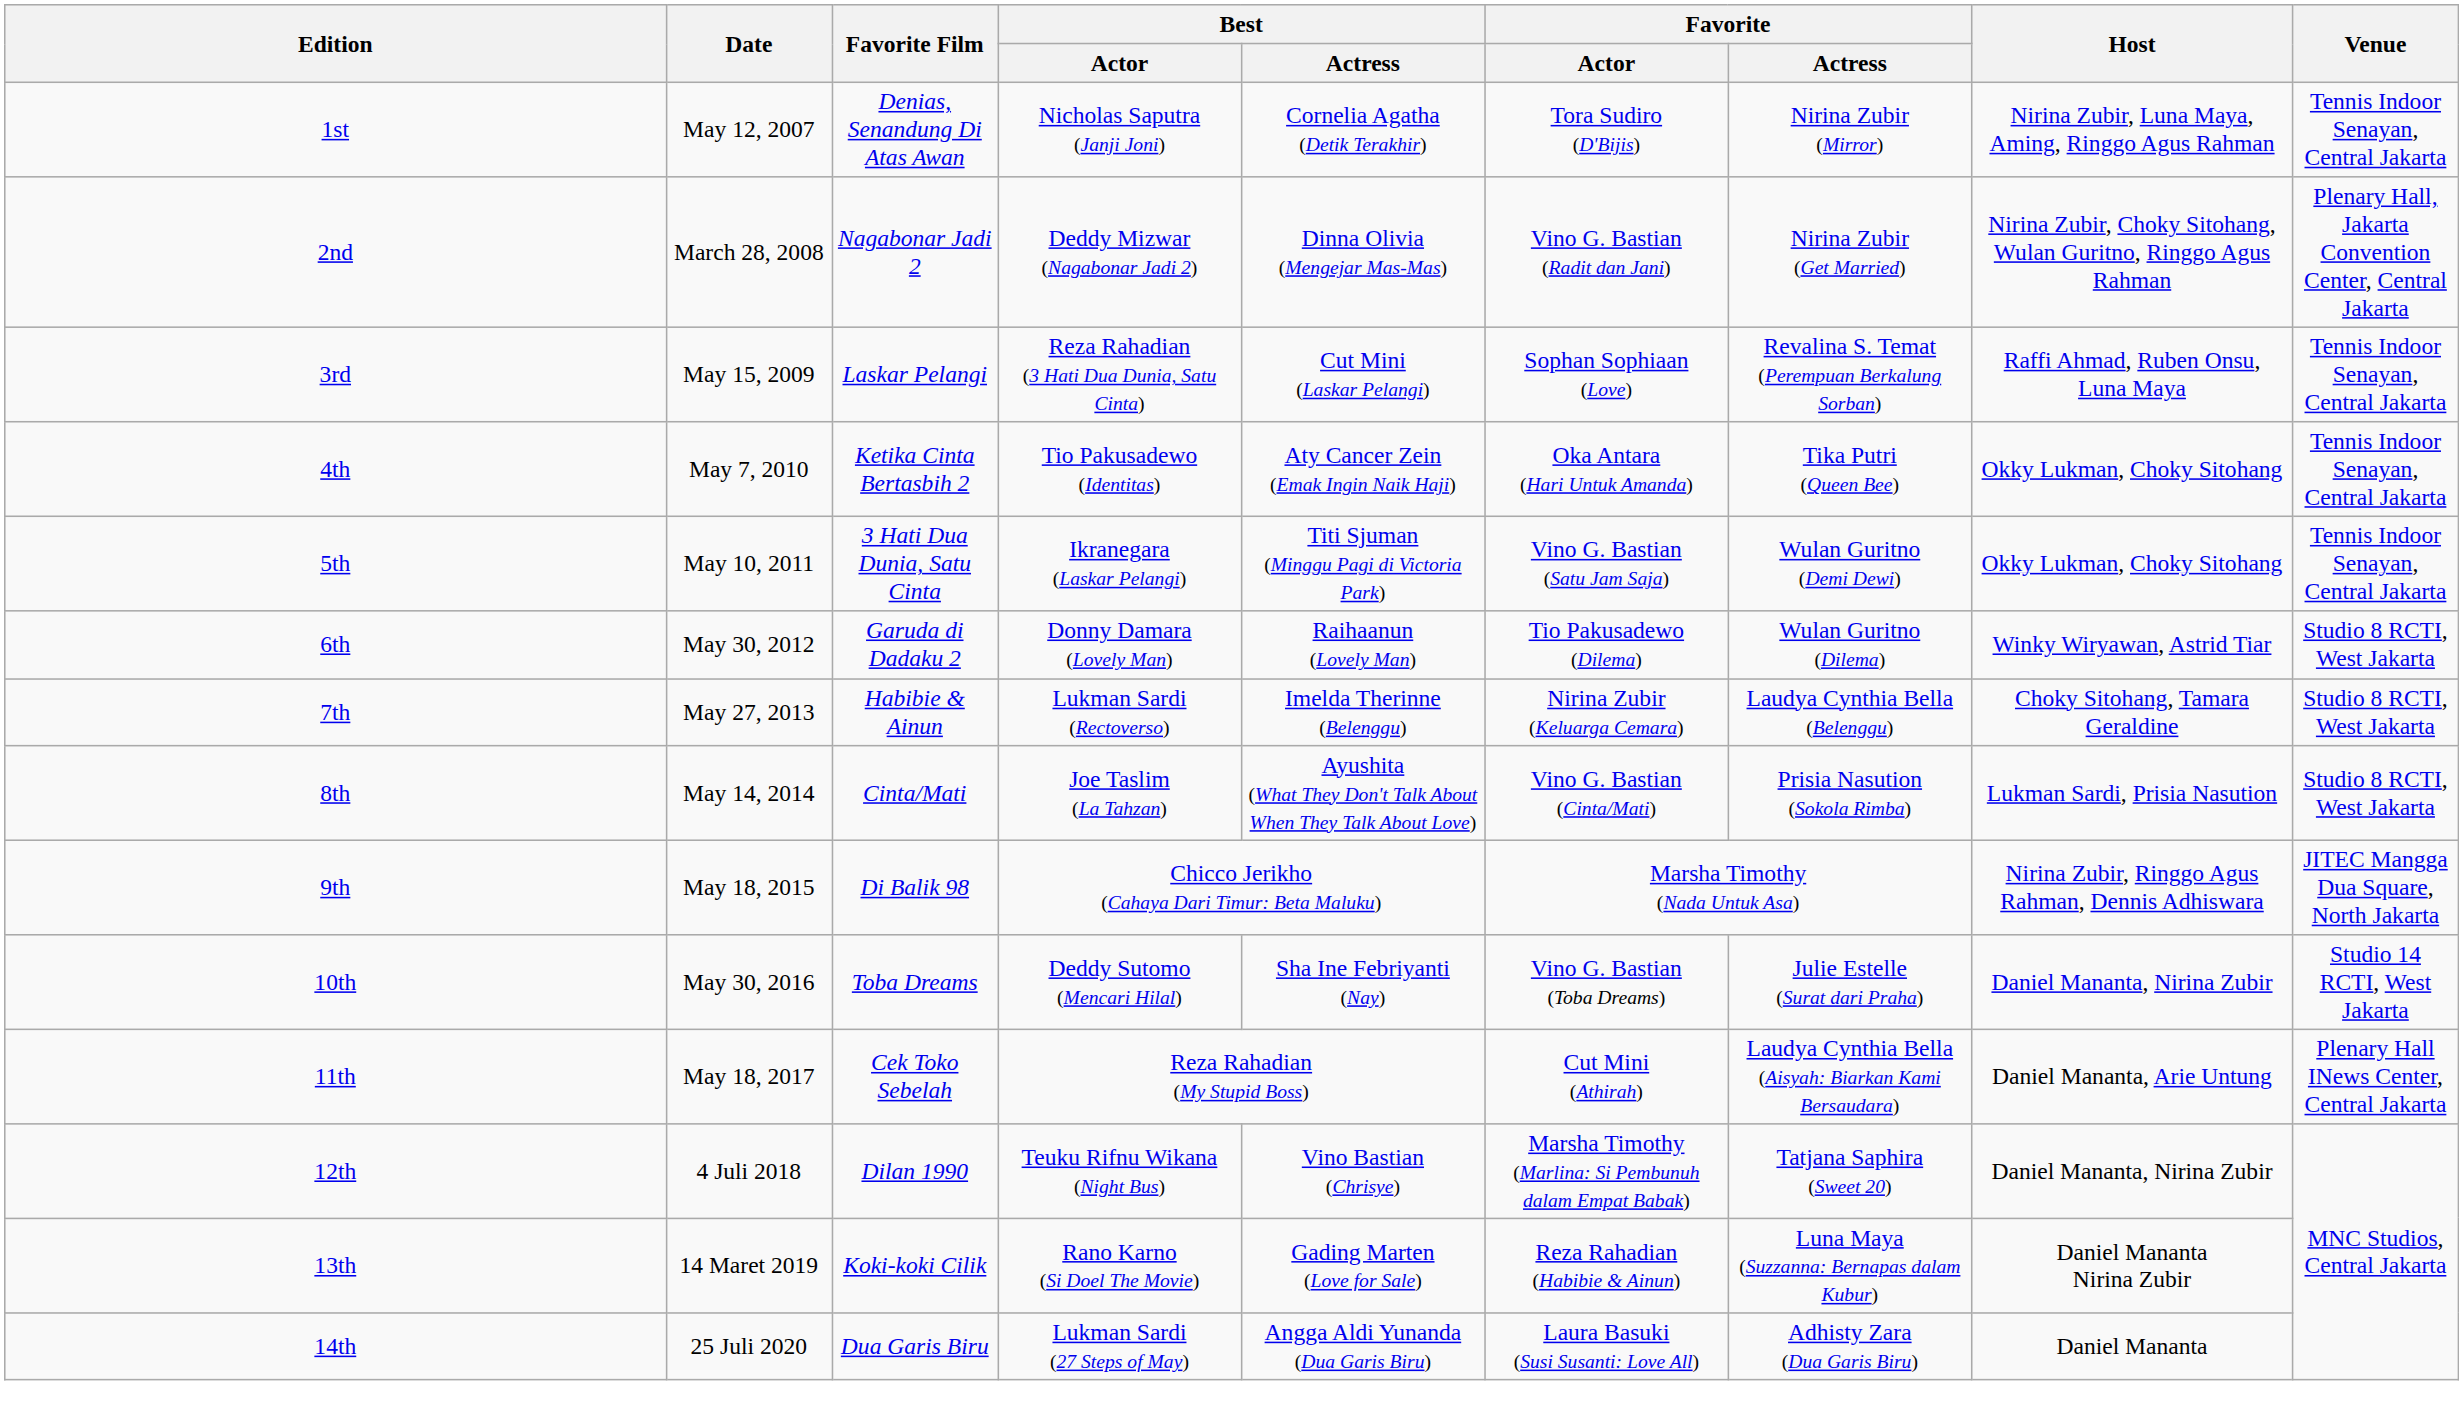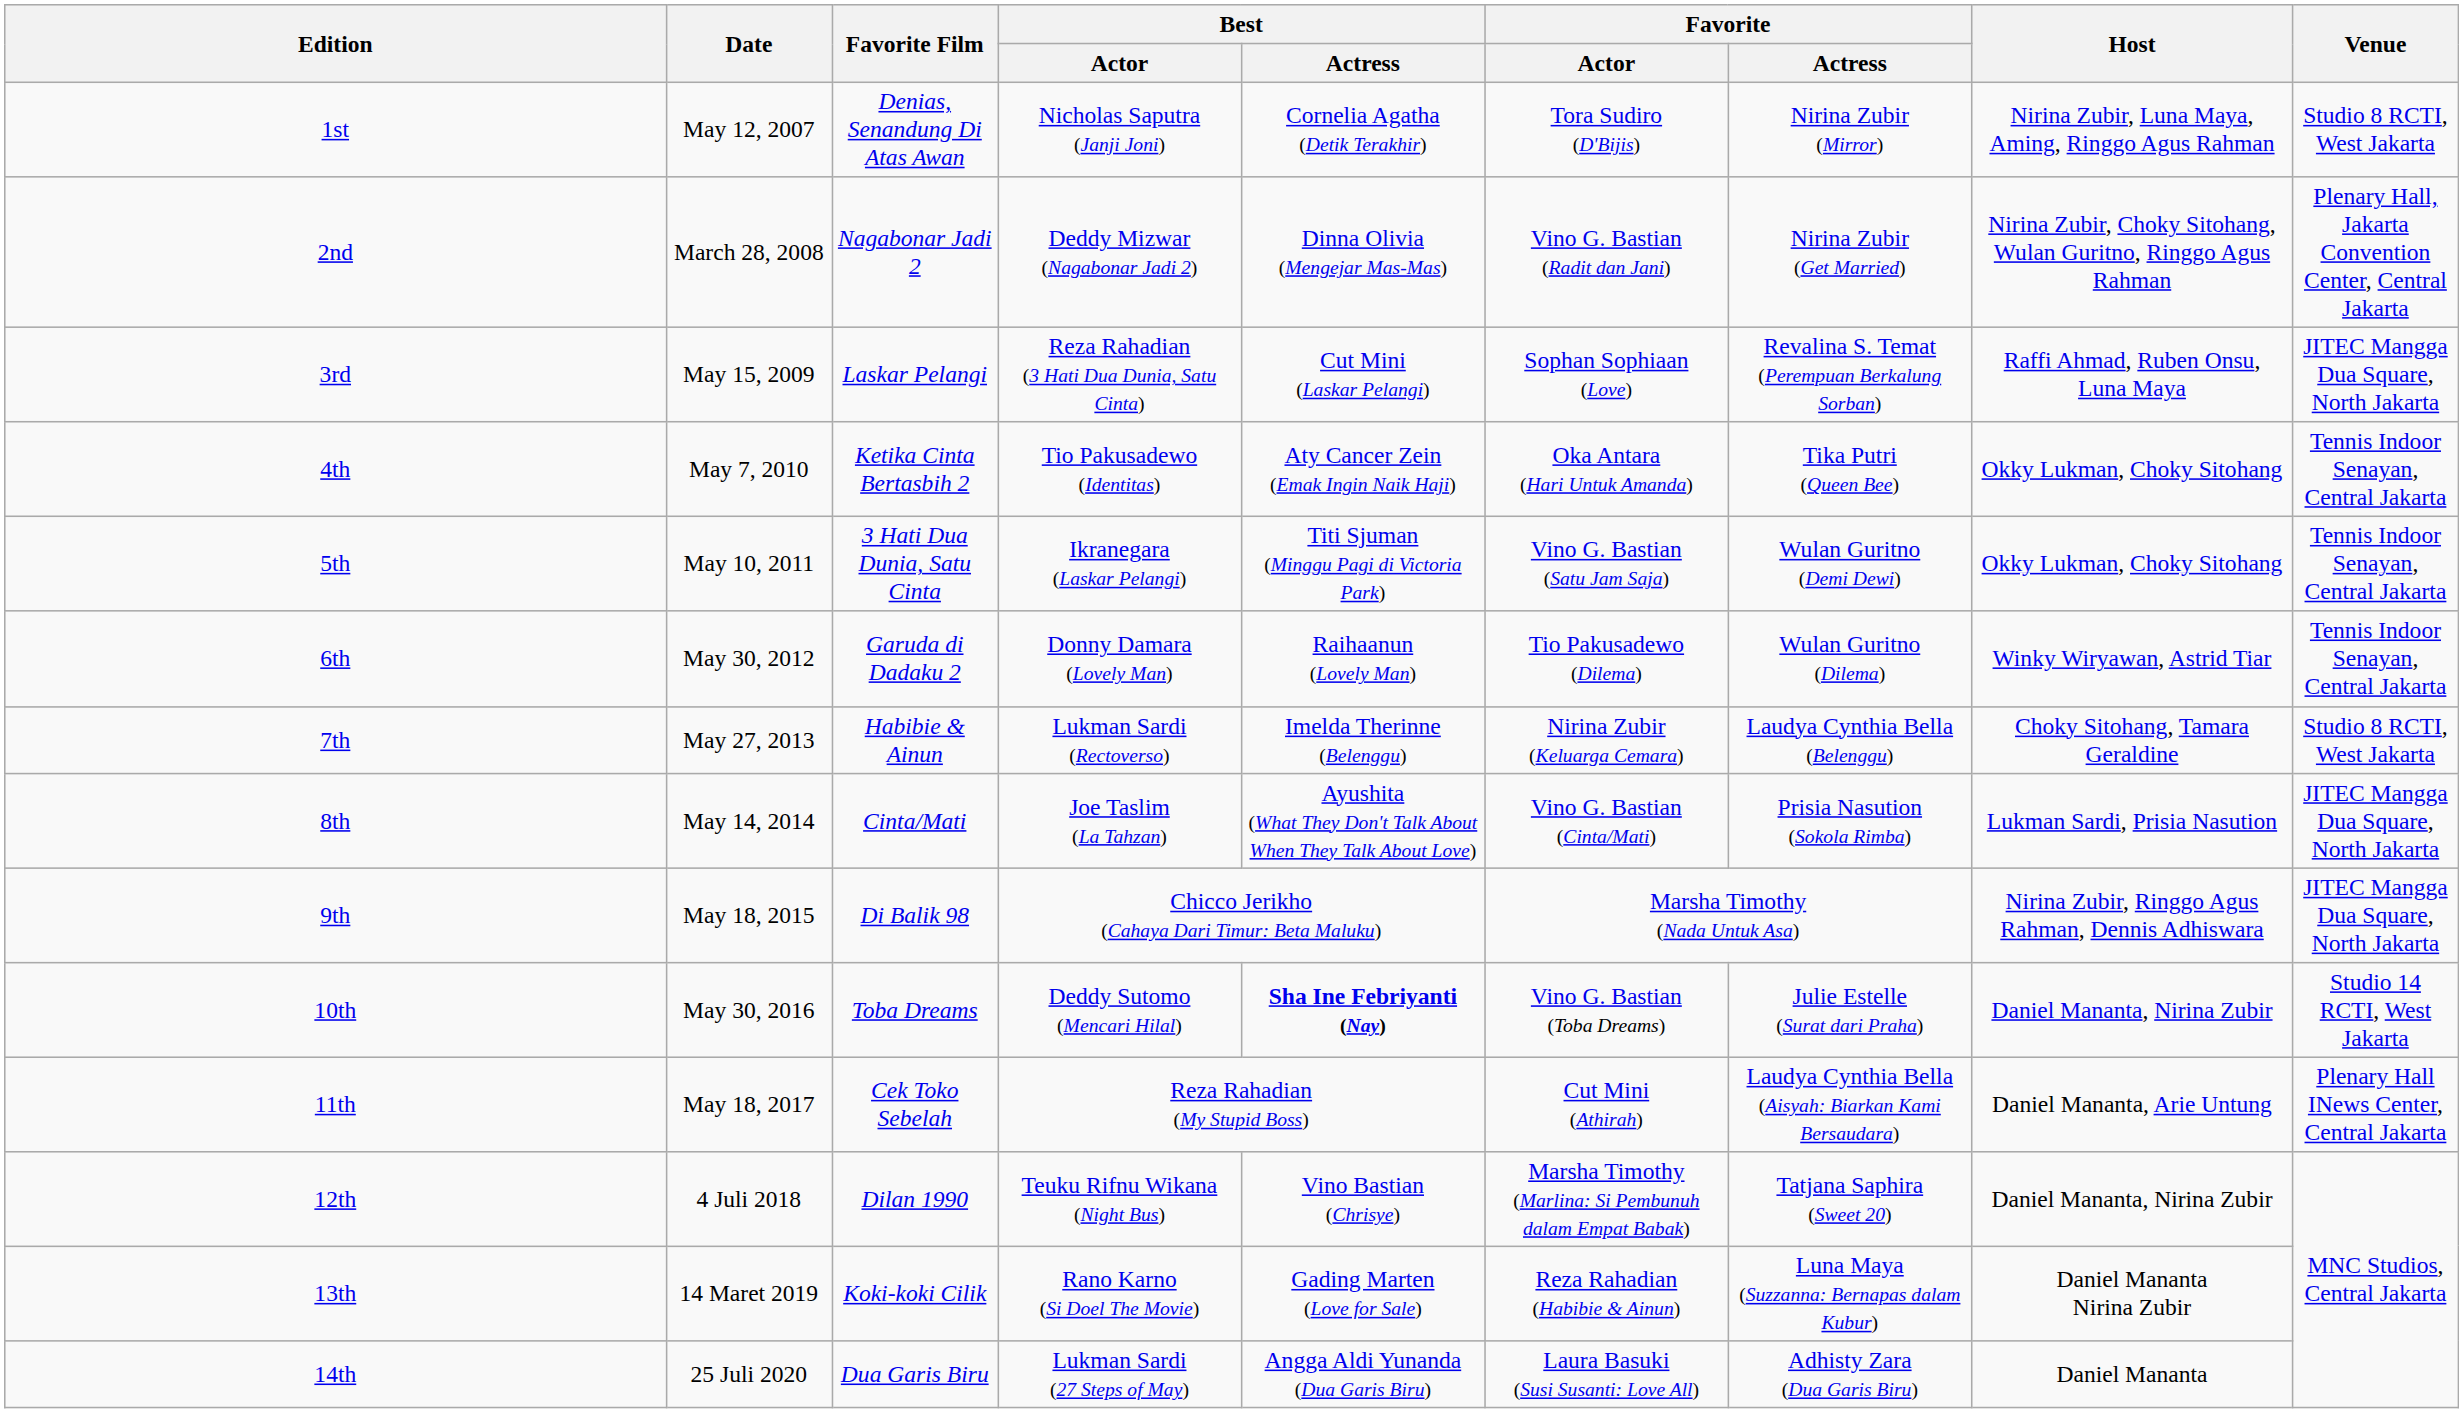(2375, 129) Tennis Indoor Senayan, Central Jakarta -> (2375, 129) Studio 8 RCTI, West Jakarta
(2375, 374) Tennis Indoor Senayan, Central Jakarta -> (2375, 374) JITEC Mangga Dua Square, North Jakarta
(2375, 644) Studio 8 RCTI, West Jakarta -> (2375, 658) Tennis Indoor Senayan, Central Jakarta
(2375, 792) Studio 8 RCTI, West Jakarta -> (2375, 820) JITEC Mangga Dua Square, North Jakarta
(1363, 981) normal -> (1363, 1009) bold
